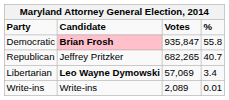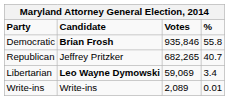(86, 42) pink background -> (86, 42) no background
(182, 42) 935,847 -> (182, 42) 935,846
(179, 73) 57,069 -> (179, 73) 59,069
